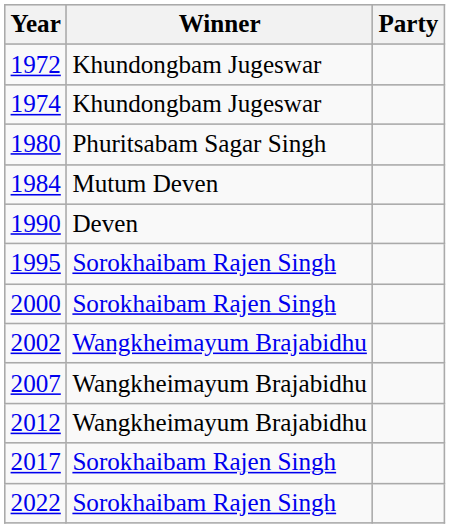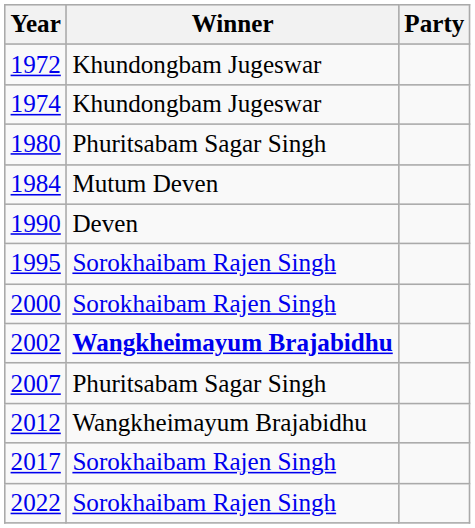(220, 343) normal -> (233, 343) bold
(220, 382) Wangkheimayum Brajabidhu -> (199, 382) Phuritsabam Sagar Singh
